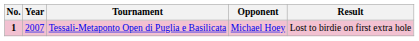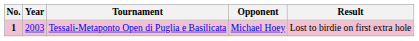(35, 28) 2007 -> (35, 28) 2003
